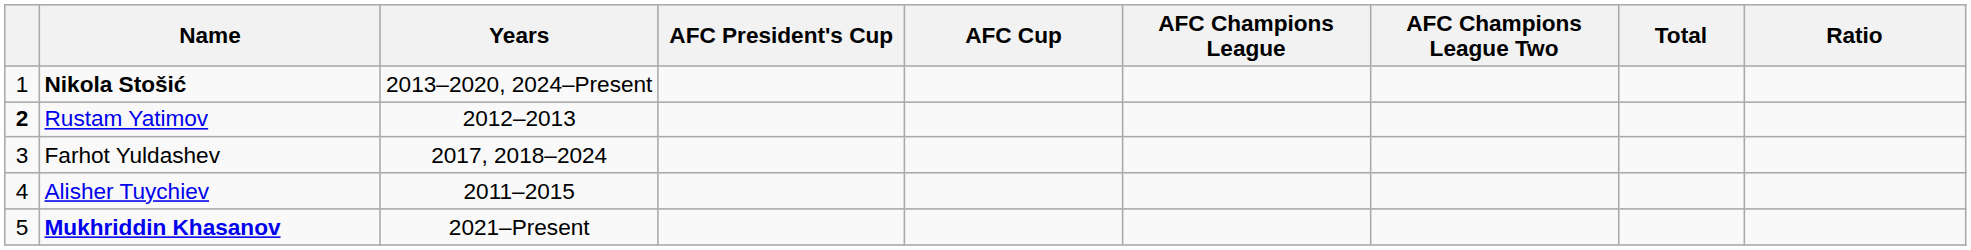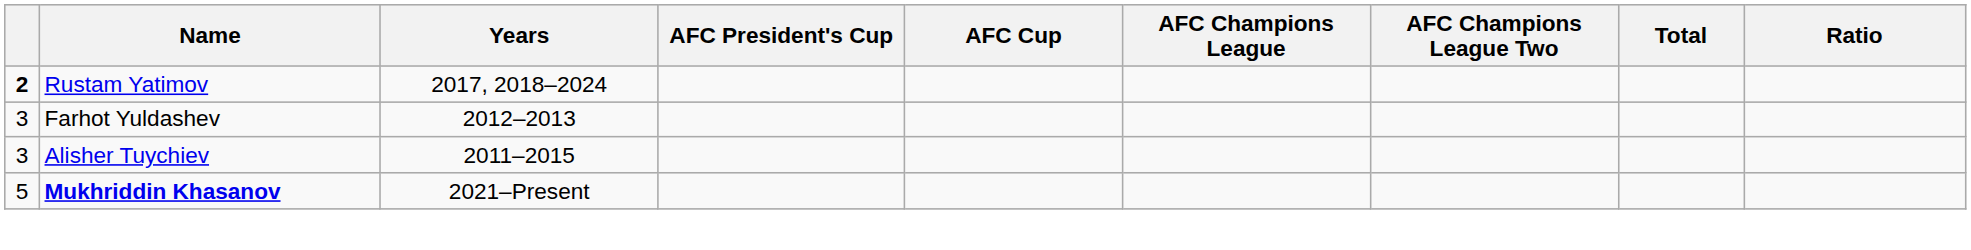- row: (115, 84)
(519, 120) 2012–2013 -> (519, 84) 2017, 2018–2024
(519, 155) 2017, 2018–2024 -> (519, 120) 2012–2013
(22, 191) 4 -> (22, 155) 3
